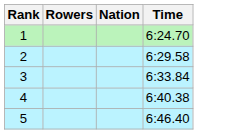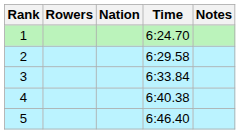+ column: (214, 14)
